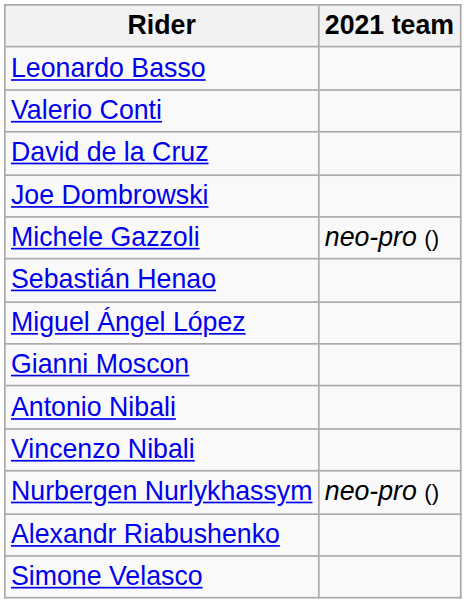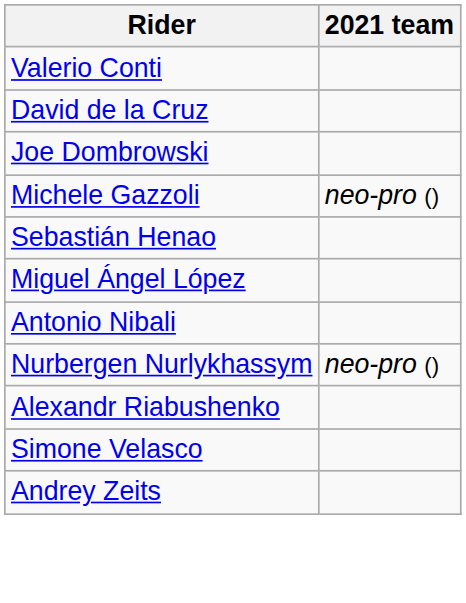- row: (108, 68)
- row: (100, 364)
- row: (103, 449)
+ row: (86, 491)
